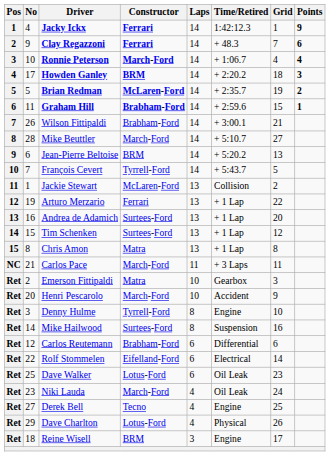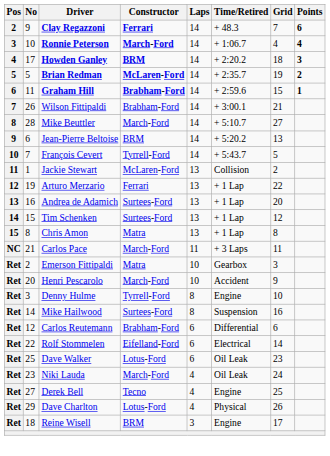- row: (64, 28)
